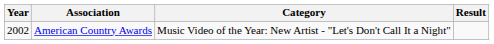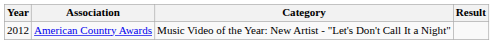(18, 30) 2002 -> (18, 30) 2012
